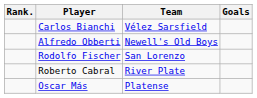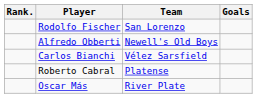rows swapped: (77, 27) <-> (79, 56)
(155, 71) River Plate -> (147, 71) Platense
(147, 86) Platense -> (155, 86) River Plate
